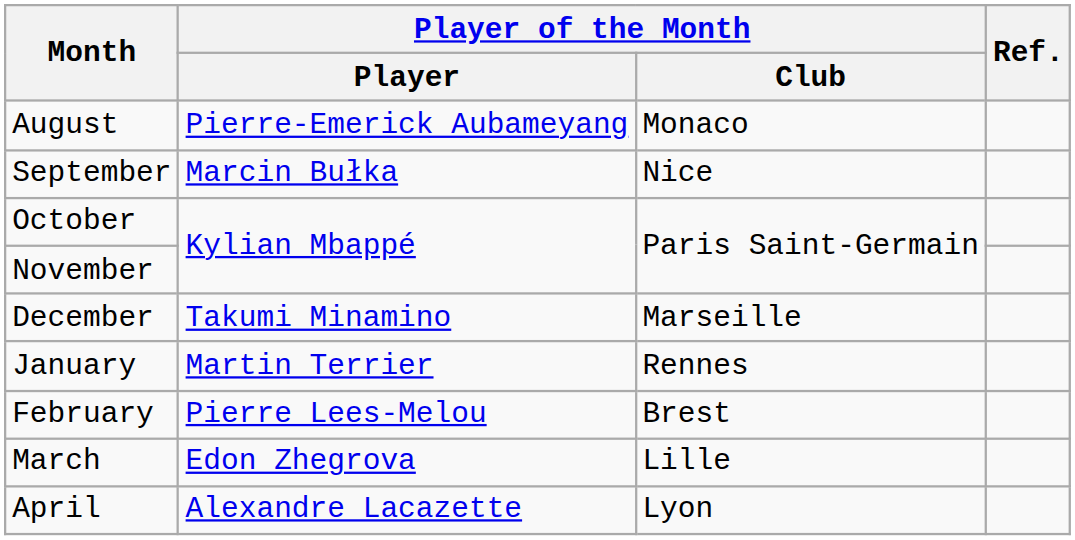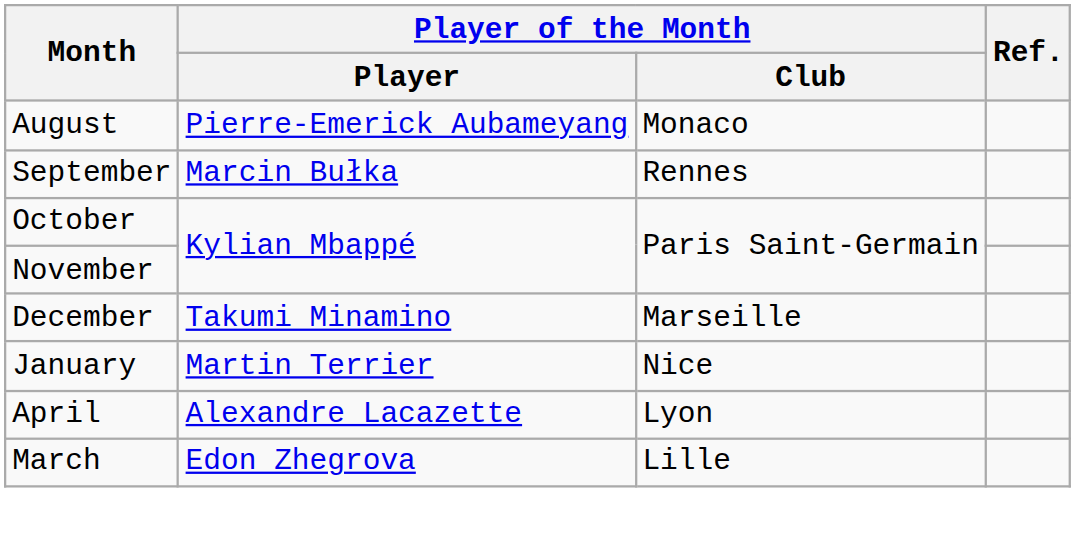(678, 173) Nice -> (696, 173) Rennes
(696, 366) Rennes -> (678, 366) Nice
- row: (83, 414)
rows swapped: (56, 462) <-> (56, 510)
